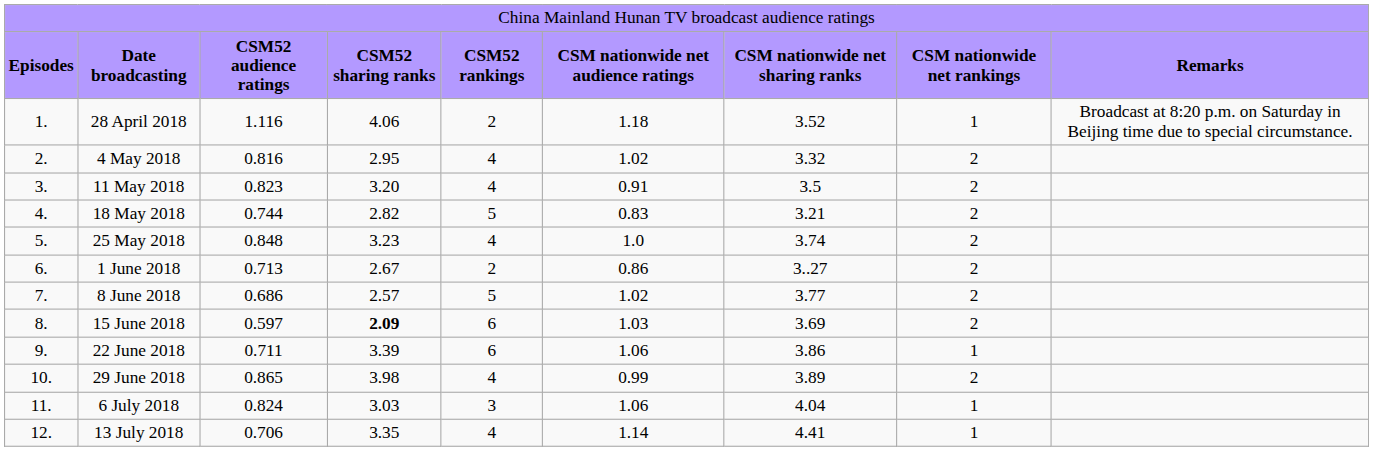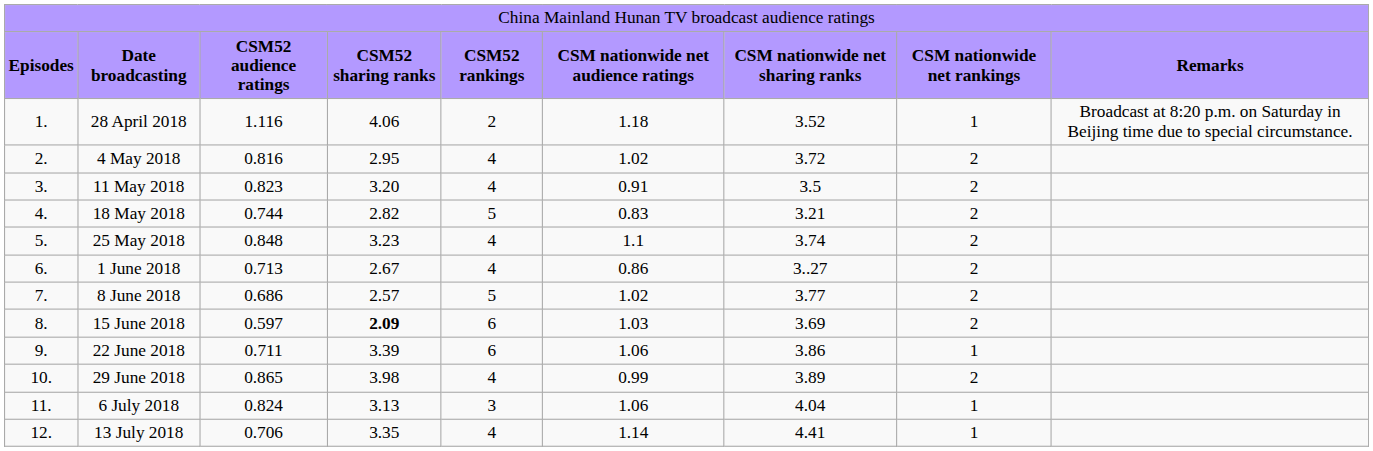(810, 158) 3.32 -> (810, 158) 3.72
(633, 240) 1.0 -> (633, 240) 1.1
(492, 268) 2 -> (492, 268) 4
(384, 405) 3.03 -> (384, 405) 3.13
